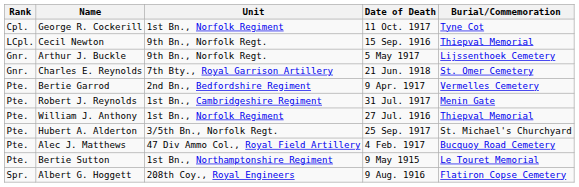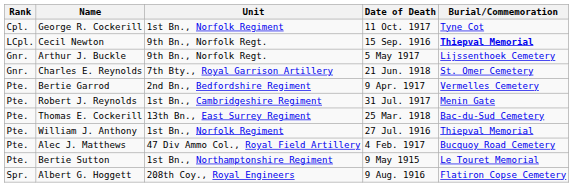(487, 41) normal -> (487, 41) bold
+ row: (90, 116)
- row: (88, 130)
